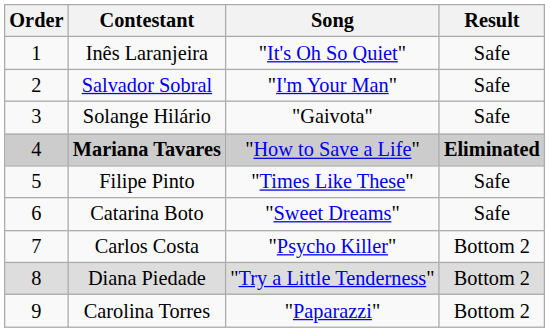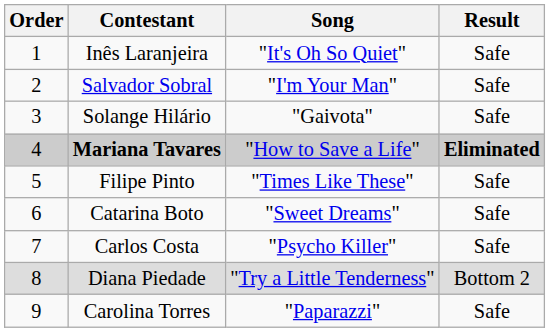(492, 246) Bottom 2 -> (492, 246) Safe
(492, 310) Bottom 2 -> (492, 310) Safe
